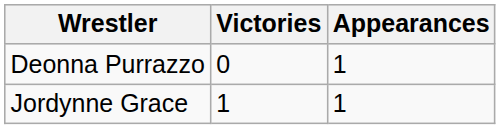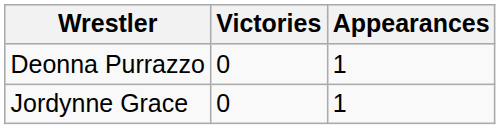(223, 103) 1 -> (223, 103) 0
